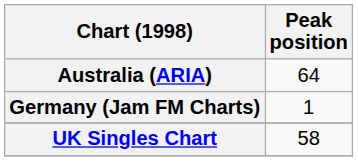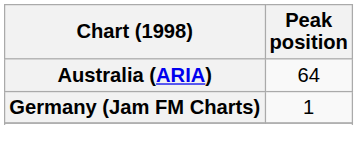- row: (135, 139)
